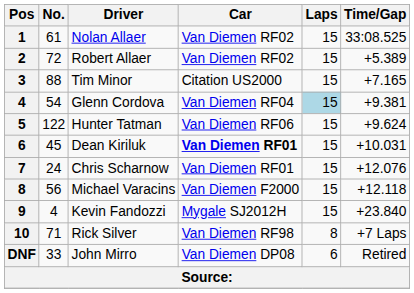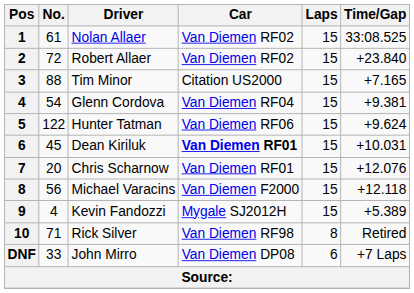(385, 59) +5.389 -> (381, 59) +23.840
(330, 102) lightblue background -> (330, 102) no background
(54, 168) 24 -> (54, 168) 20
(381, 211) +23.840 -> (385, 211) +5.389
(382, 233) +7 Laps -> (384, 233) Retired
(384, 255) Retired -> (382, 255) +7 Laps
